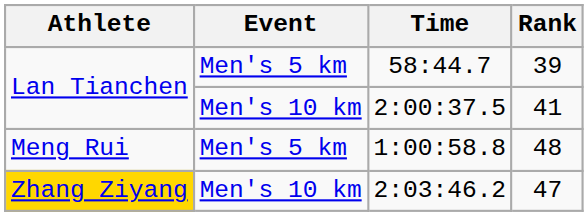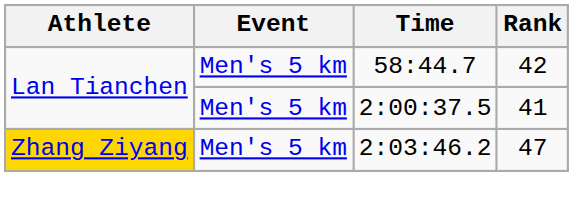(547, 67) 39 -> (533, 67) 42
(281, 108) Men's 10 km -> (273, 108) Men's 5 km
- row: (440, 149)
(281, 190) Men's 10 km -> (273, 149) Men's 5 km
